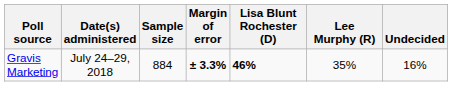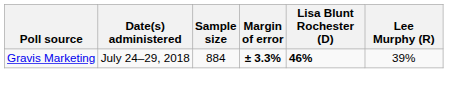- column: (415, 40)
(345, 65) 35% -> (404, 58) 39%
